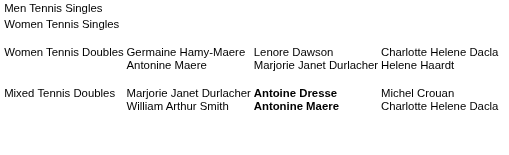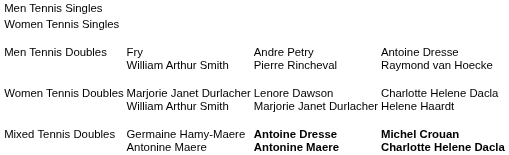+ row: (55, 52)
(186, 59) Germaine Hamy-Maere Antonine Maere -> (189, 100) Marjorie Janet Durlacher William Arthur Smith
(189, 100) Marjorie Janet Durlacher William Arthur Smith -> (186, 141) Germaine Hamy-Maere Antonine Maere
(440, 100) normal -> (443, 141) bold
